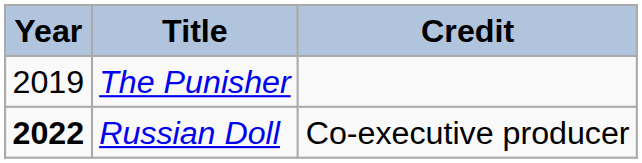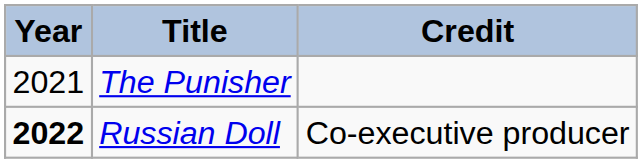(48, 82) 2019 -> (48, 82) 2021
